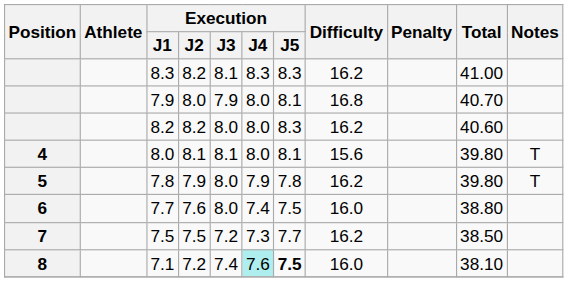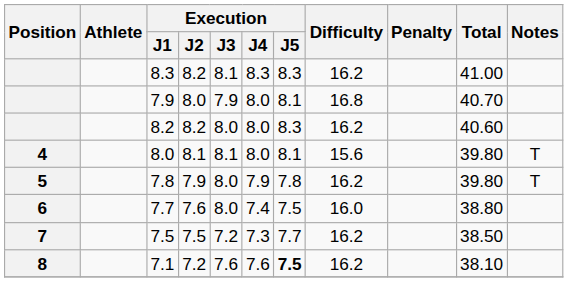(226, 263) 7.4 -> (226, 263) 7.6
(258, 263) paleturquoise background -> (258, 263) no background
(346, 263) 16.0 -> (346, 263) 16.2
